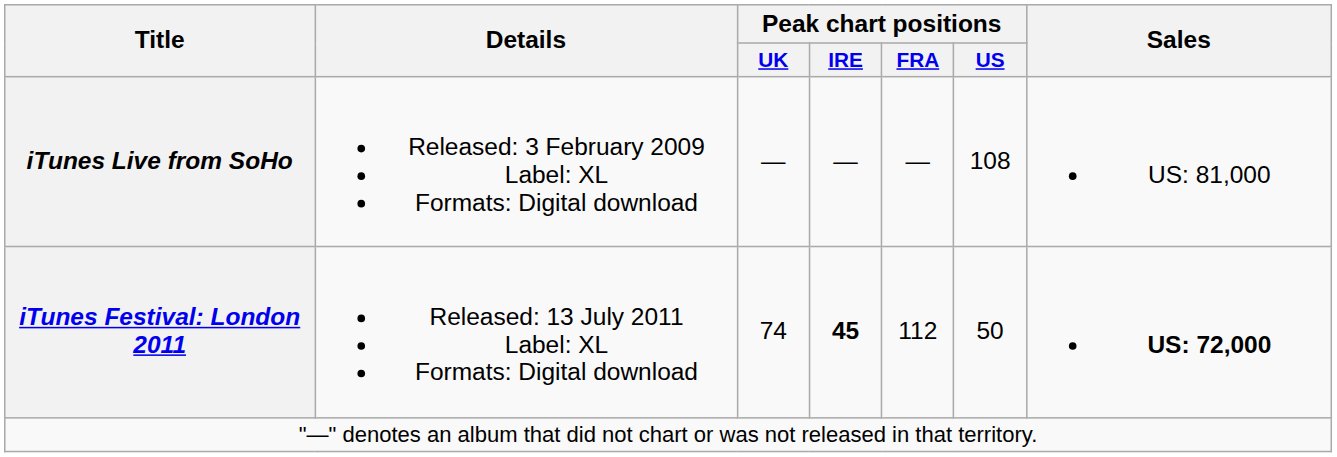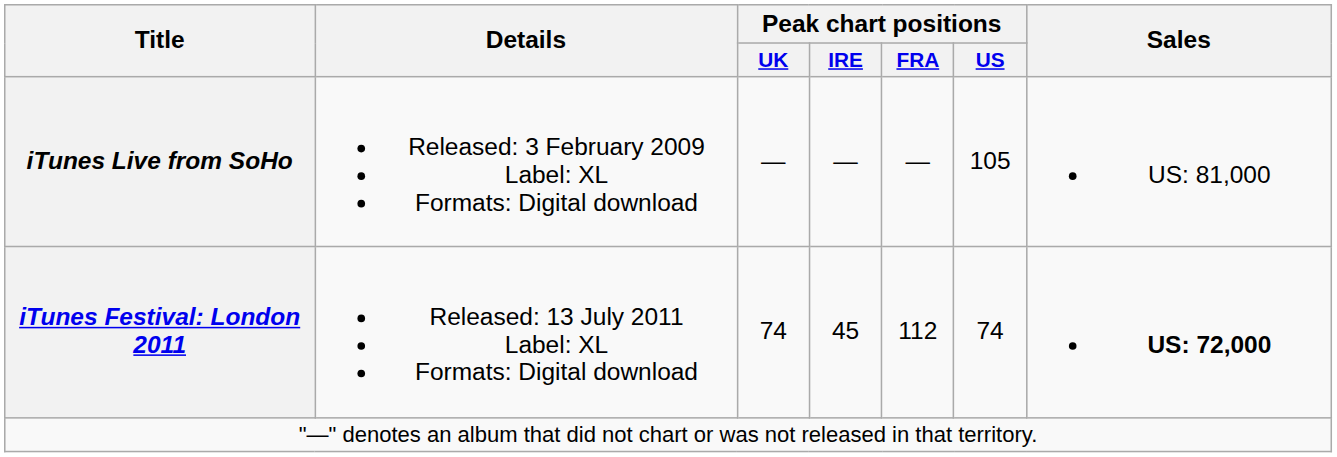(990, 161) 108 -> (990, 161) 105
(846, 331) bold -> (846, 331) normal
(990, 331) 50 -> (990, 331) 74
